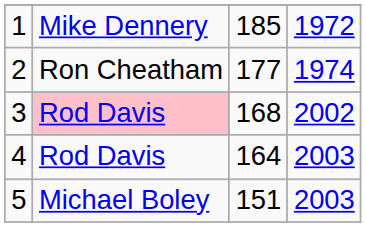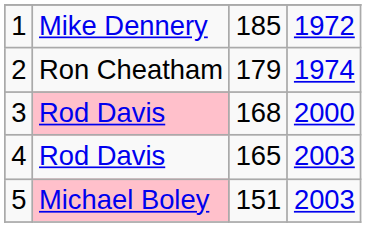(258, 69) 177 -> (258, 69) 179
(324, 112) 2002 -> (324, 112) 2000
(258, 156) 164 -> (258, 156) 165
(124, 199) no background -> (124, 199) pink background
